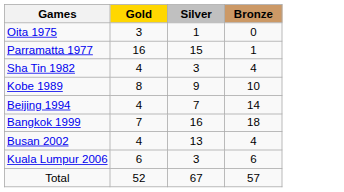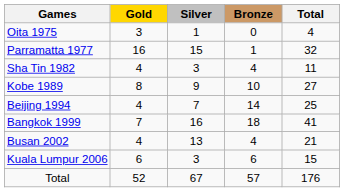+ column: (311, 14)
